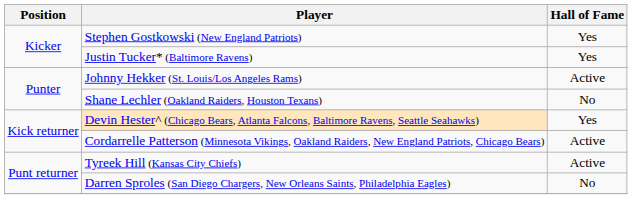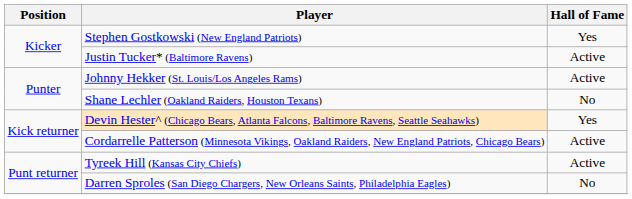(587, 57) Yes -> (587, 57) Active
